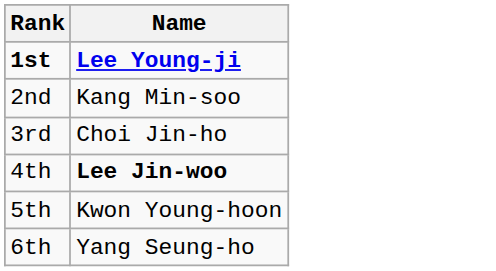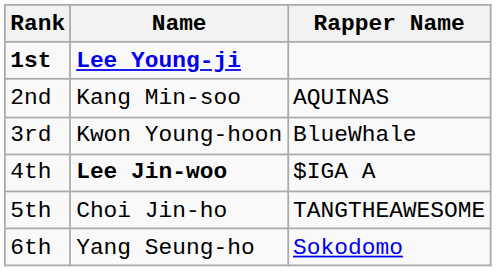+ column: (389, 24)
(152, 135) Choi Jin-ho -> (179, 135) Kwon Young-hoon
(179, 210) Kwon Young-hoon -> (152, 210) Choi Jin-ho
